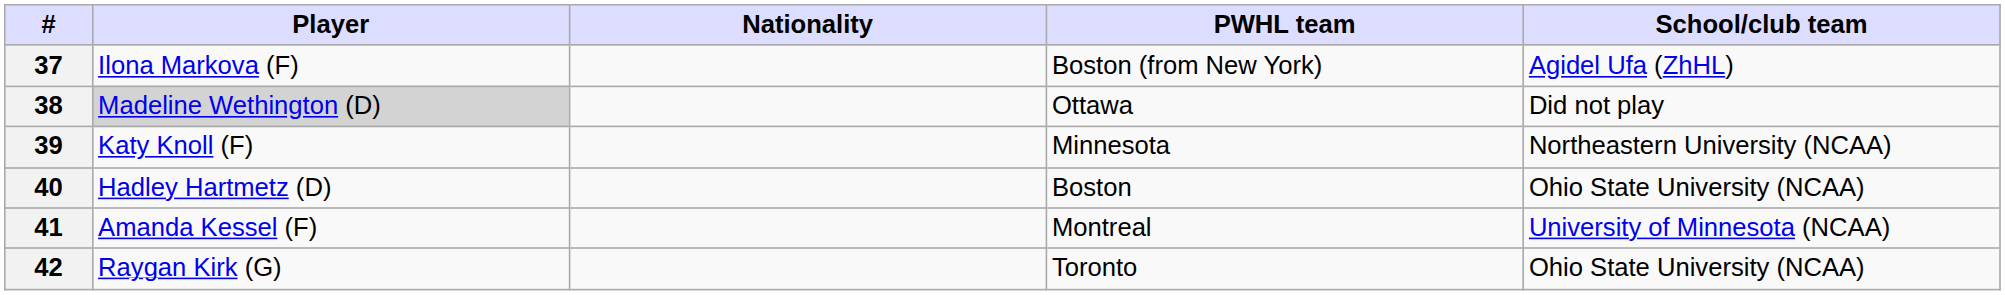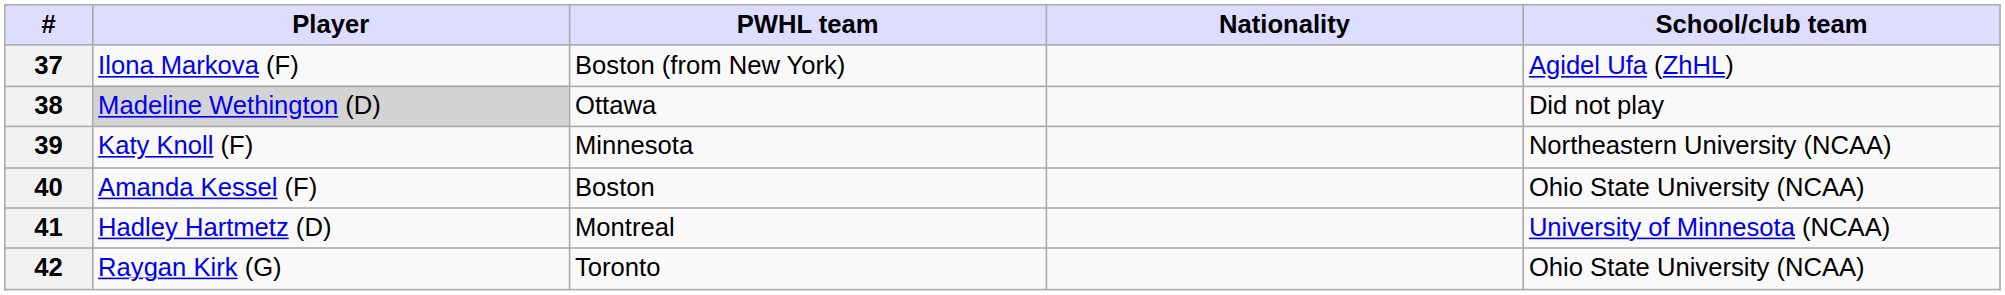columns swapped: (808, 24) <-> (1285, 24)
(215, 187) Hadley Hartmetz (D) -> (208, 187) Amanda Kessel (F)
(208, 227) Amanda Kessel (F) -> (215, 227) Hadley Hartmetz (D)
